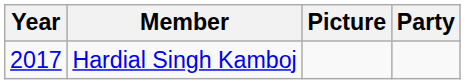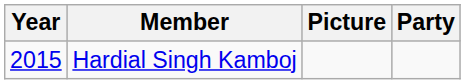(36, 59) 2017 -> (36, 59) 2015
